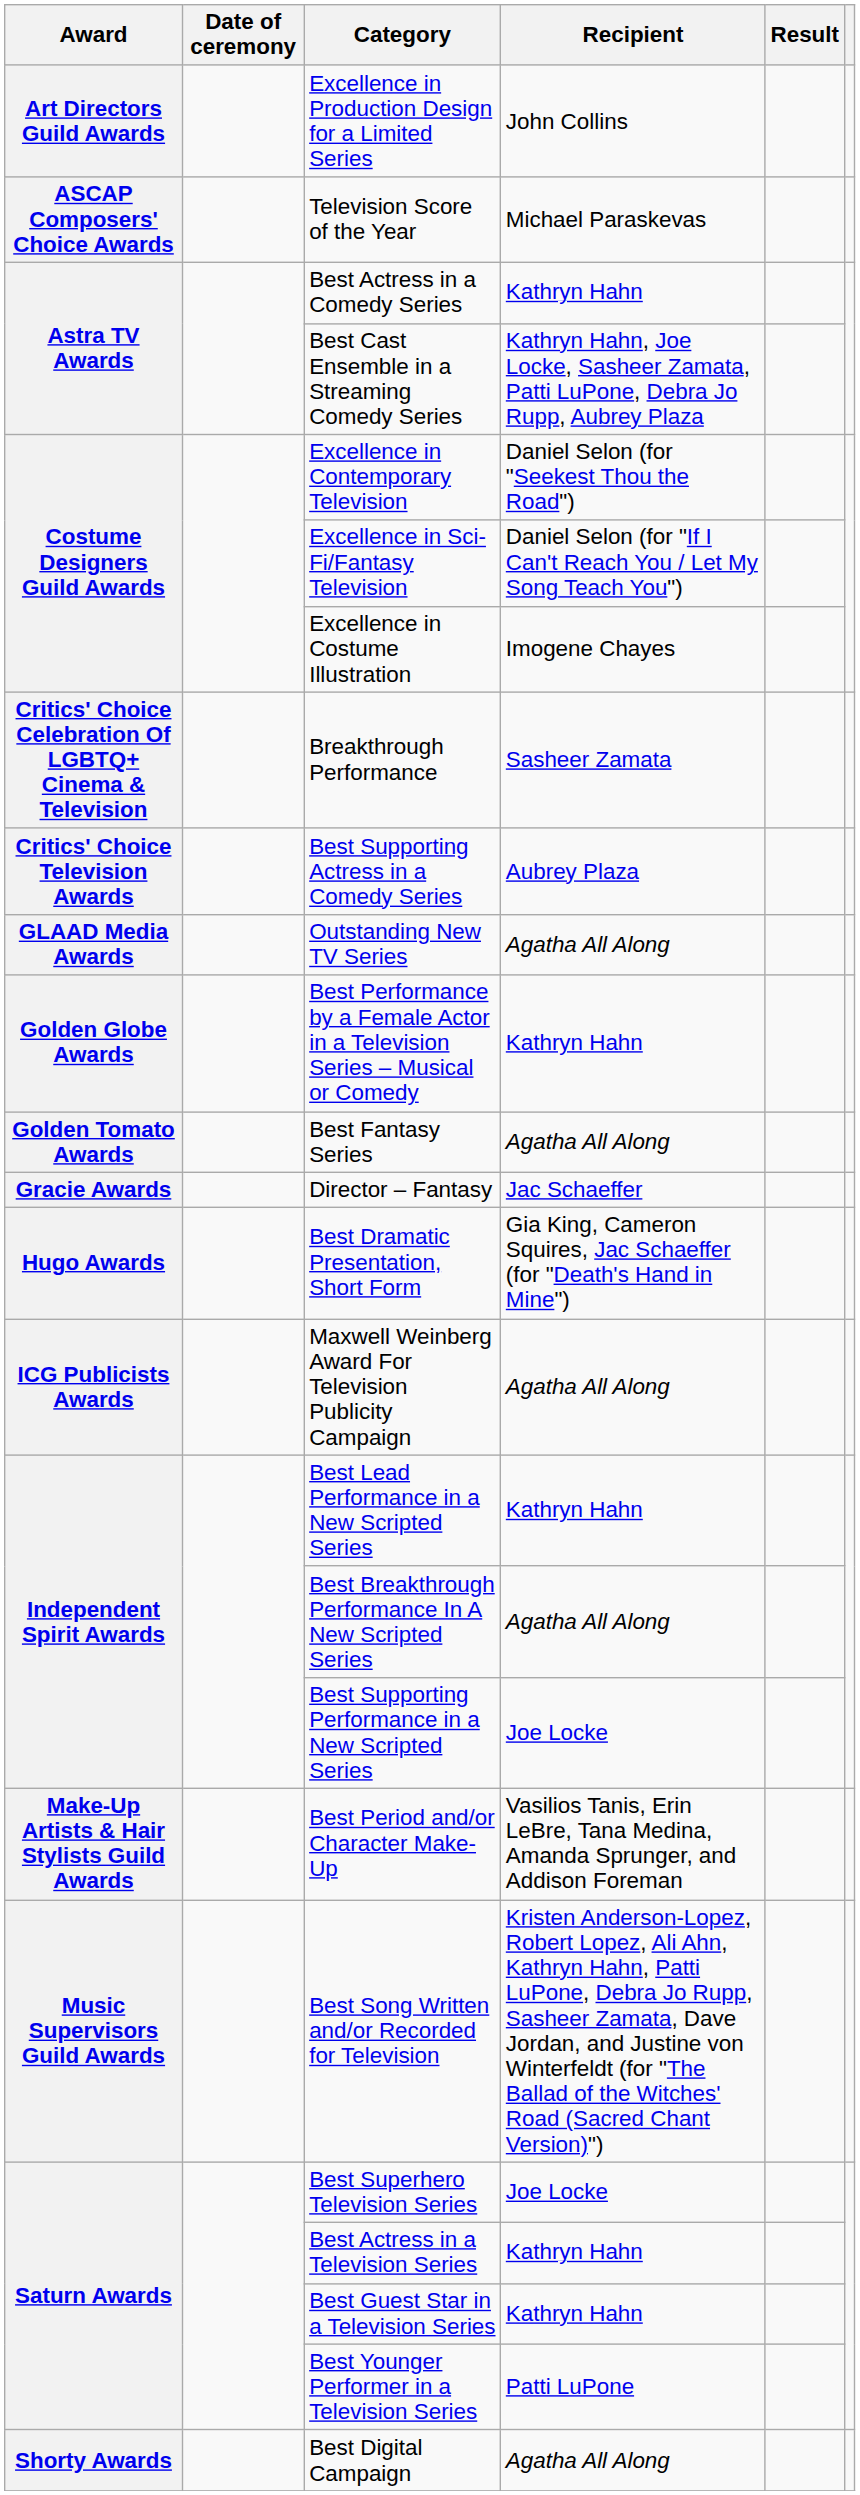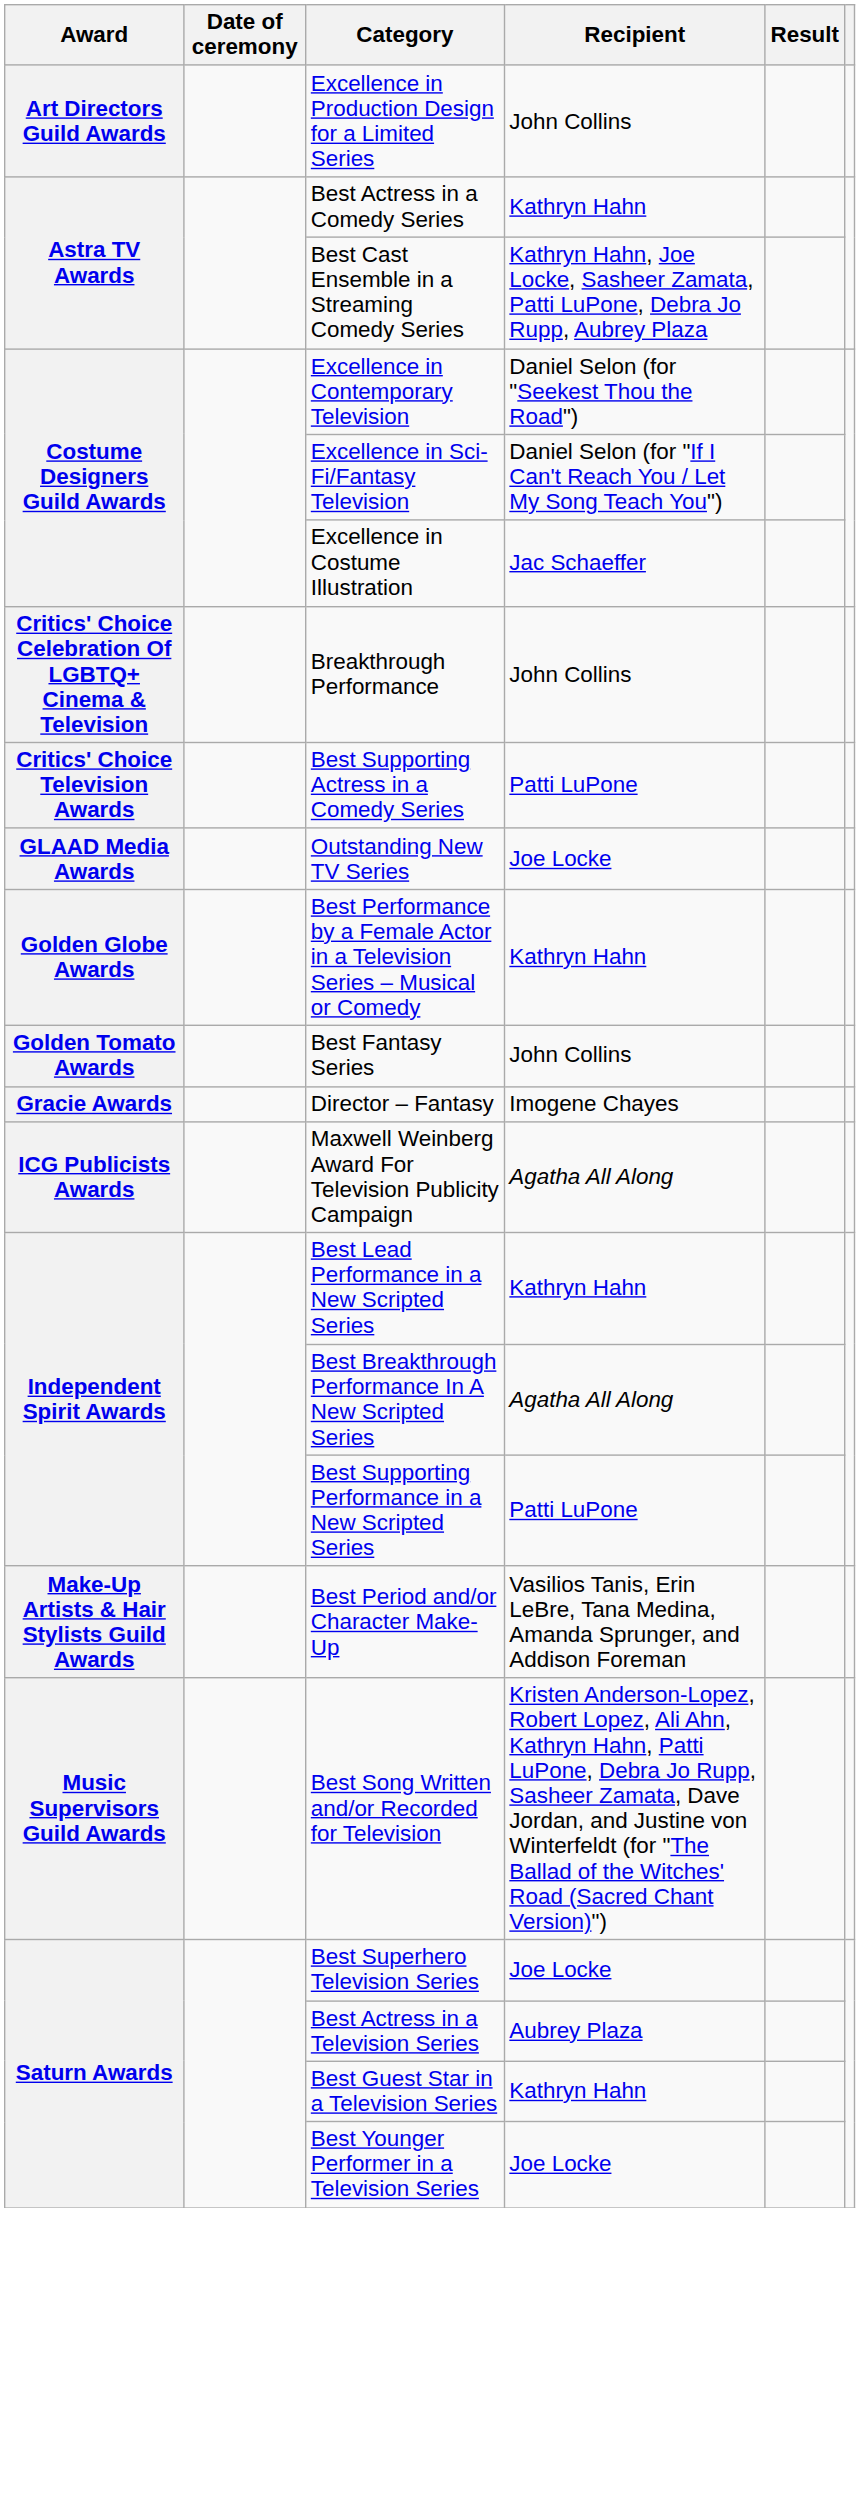- row: (391, 219)
(590, 648) Imogene Chayes -> (578, 563) Jac Schaeffer
(589, 760) Sasheer Zamata -> (570, 674) John Collins
(572, 871) Aubrey Plaza -> (573, 785) Patti LuPone
(588, 944) Agatha All Along -> (560, 858) Joe Locke
(588, 1141) Agatha All Along -> (570, 1055) John Collins
(574, 1189) Jac Schaeffer -> (594, 1103) Imogene Chayes
- row: (379, 1263)
(557, 1732) Joe Locke -> (573, 1510) Patti LuPone
(574, 2252) Kathryn Hahn -> (576, 2030) Aubrey Plaza
(570, 2386) Patti LuPone -> (560, 2164) Joe Locke
- row: (366, 2460)
